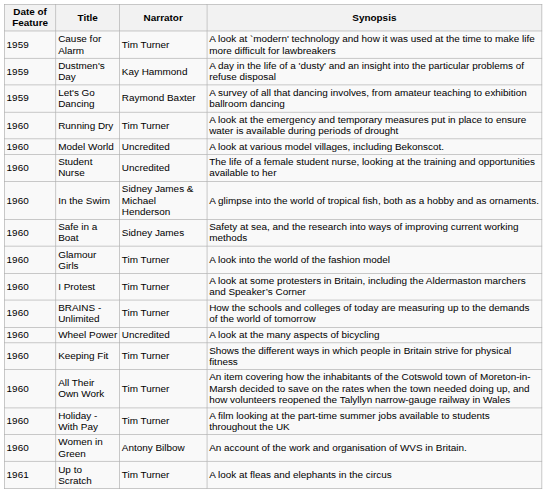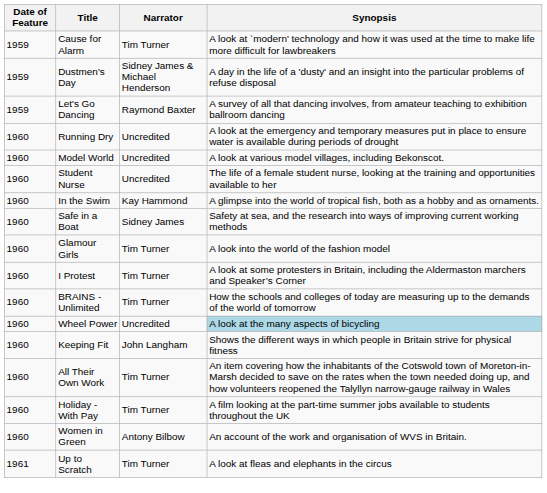(155, 71) Kay Hammond -> (158, 77) Sidney James & Michael Henderson
(146, 125) Tim Turner -> (146, 136) Uncredited
(158, 200) Sidney James & Michael Henderson -> (155, 200) Kay Hammond
(294, 335) no background -> (294, 323) lightblue background
(146, 356) Tim Turner -> (155, 345) John Langham
